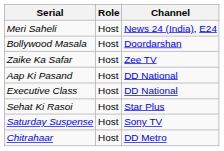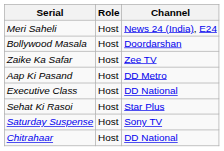(151, 75) DD National -> (145, 75) DD Metro
(145, 138) DD Metro -> (151, 138) DD National
